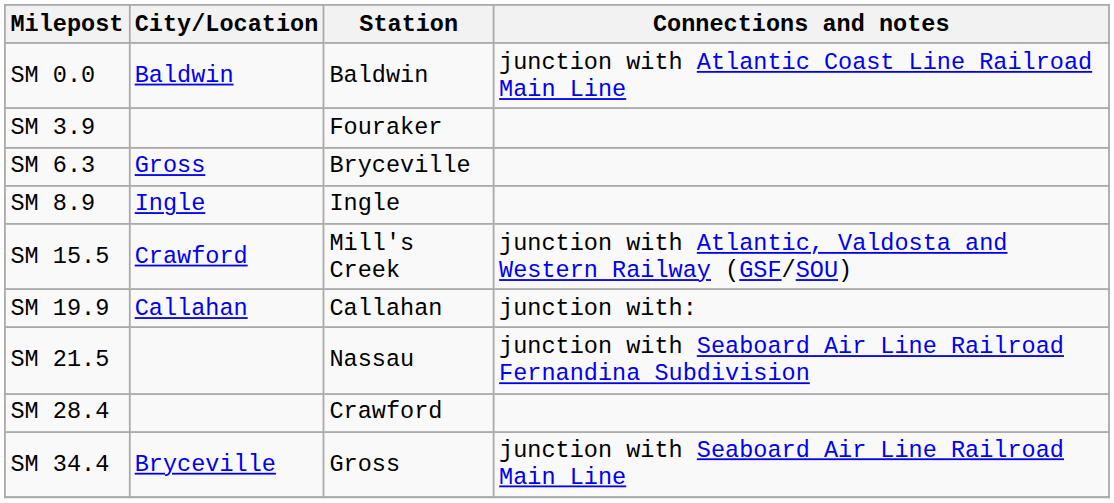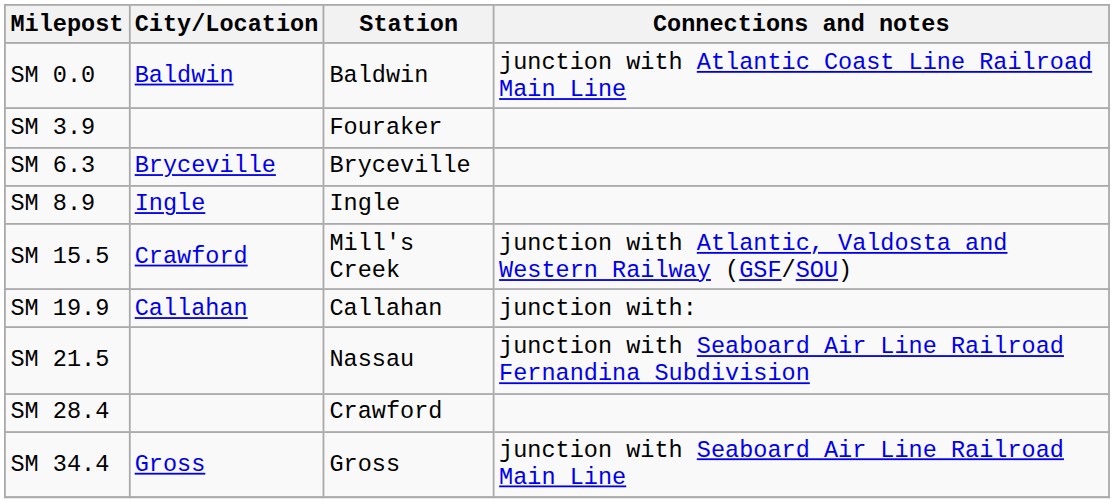(170, 166) Gross -> (205, 166) Bryceville
(205, 464) Bryceville -> (170, 464) Gross
